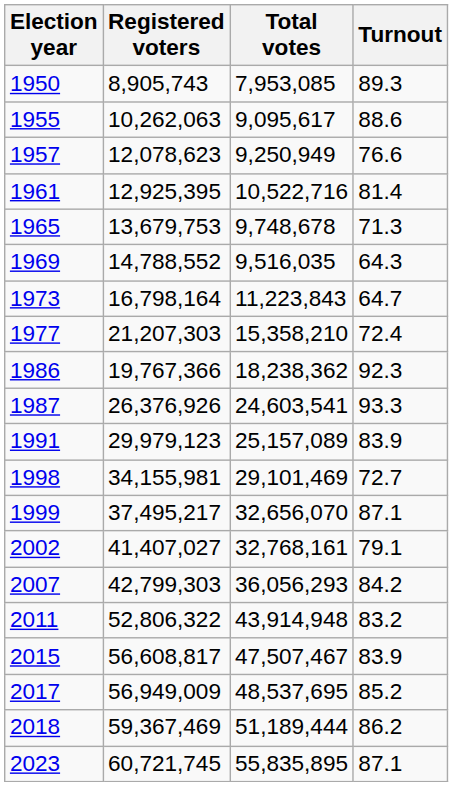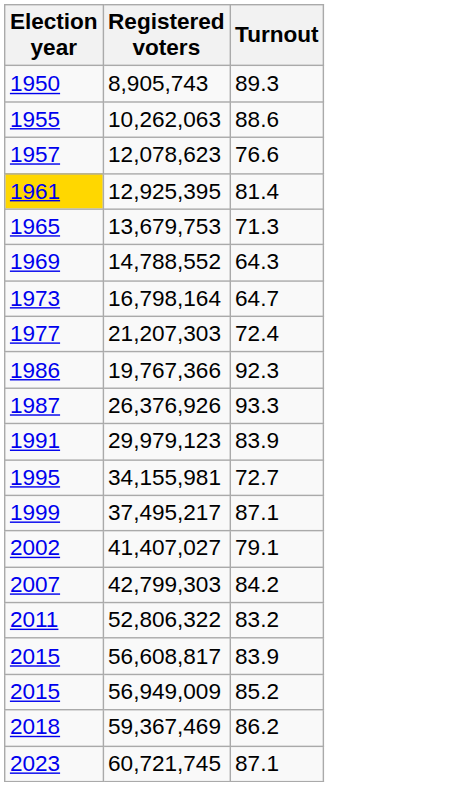- column: (292, 35)
(35, 190) no background -> (35, 190) gold background
(35, 477) 1998 -> (35, 477) 1995
(35, 691) 2017 -> (35, 691) 2015
